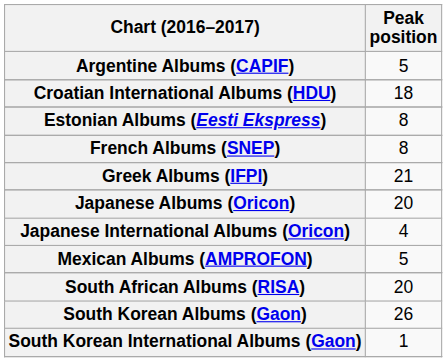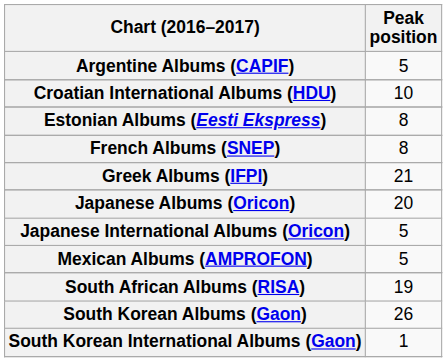(404, 93) 18 -> (404, 93) 10
(404, 231) 4 -> (404, 231) 5
(404, 286) 20 -> (404, 286) 19
